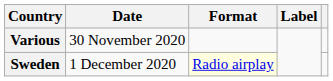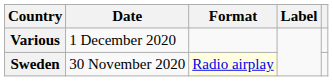(127, 40) 30 November 2020 -> (123, 40) 1 December 2020
(123, 64) 1 December 2020 -> (127, 64) 30 November 2020
